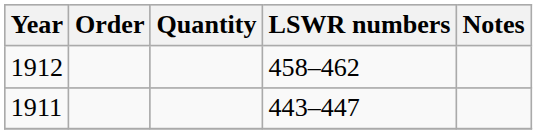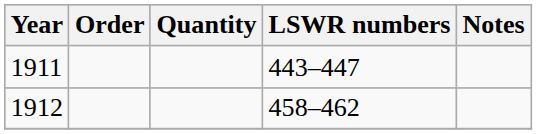rows swapped: (36, 107) <-> (37, 66)
